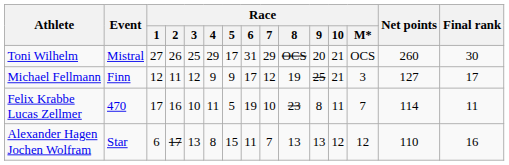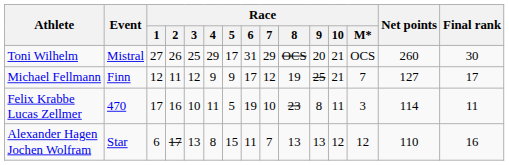(363, 77) 3 -> (363, 77) 7
(363, 106) 7 -> (363, 106) 3
